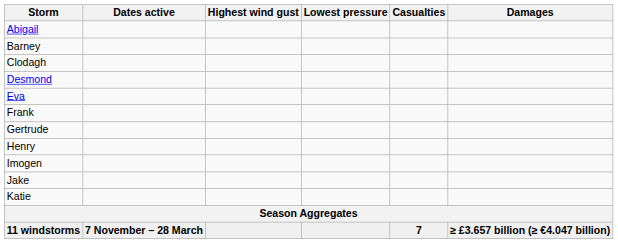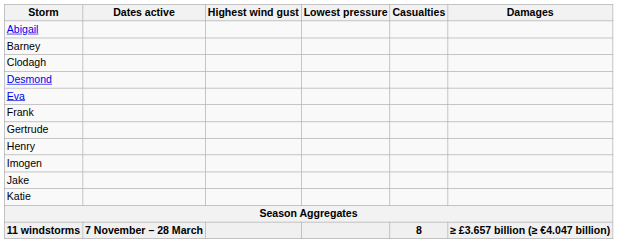(419, 230) 7 -> (419, 230) 8
